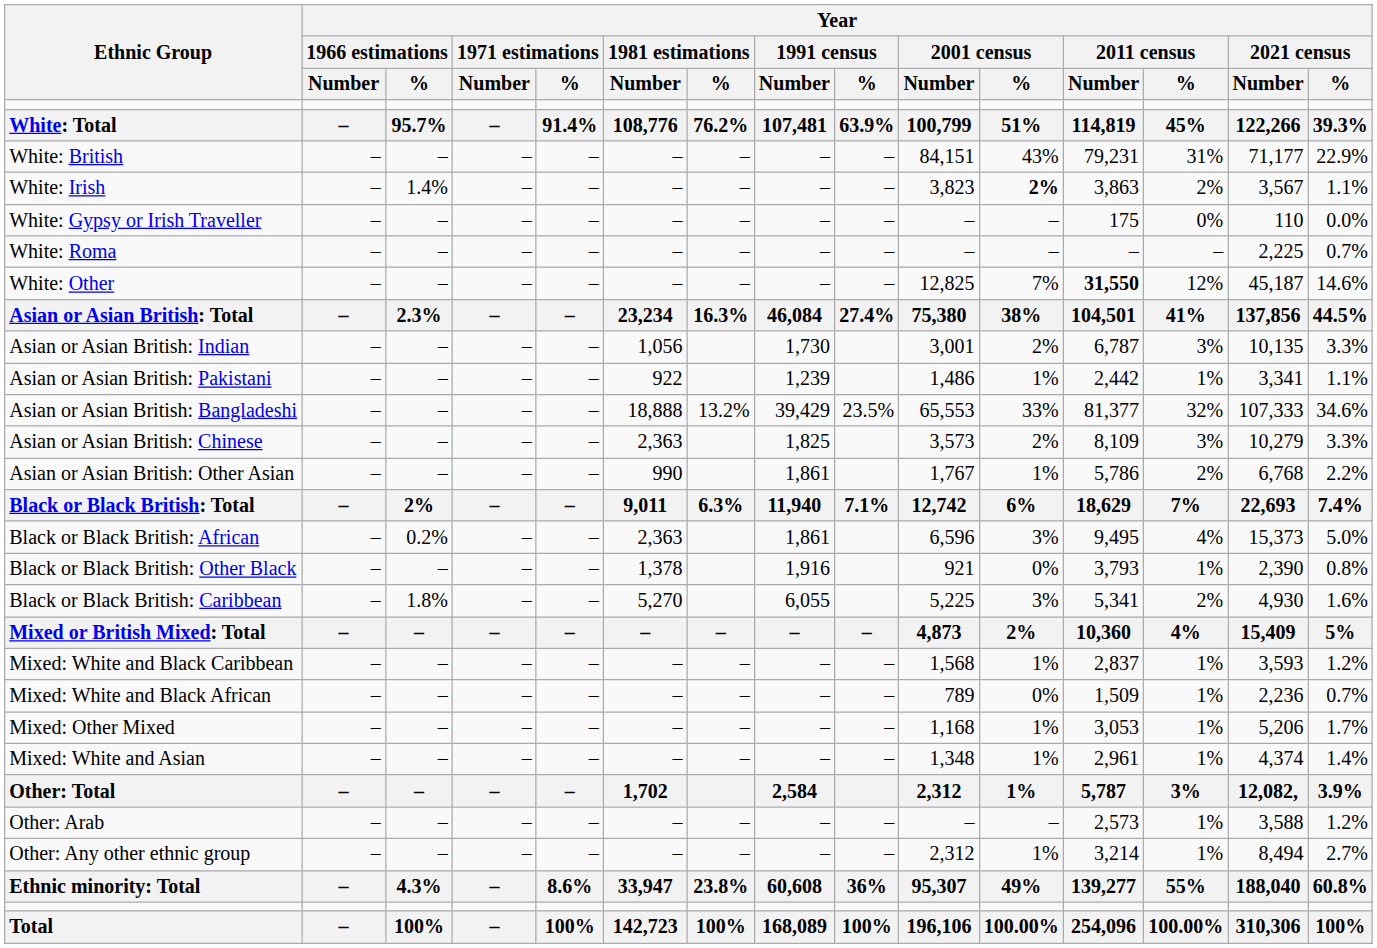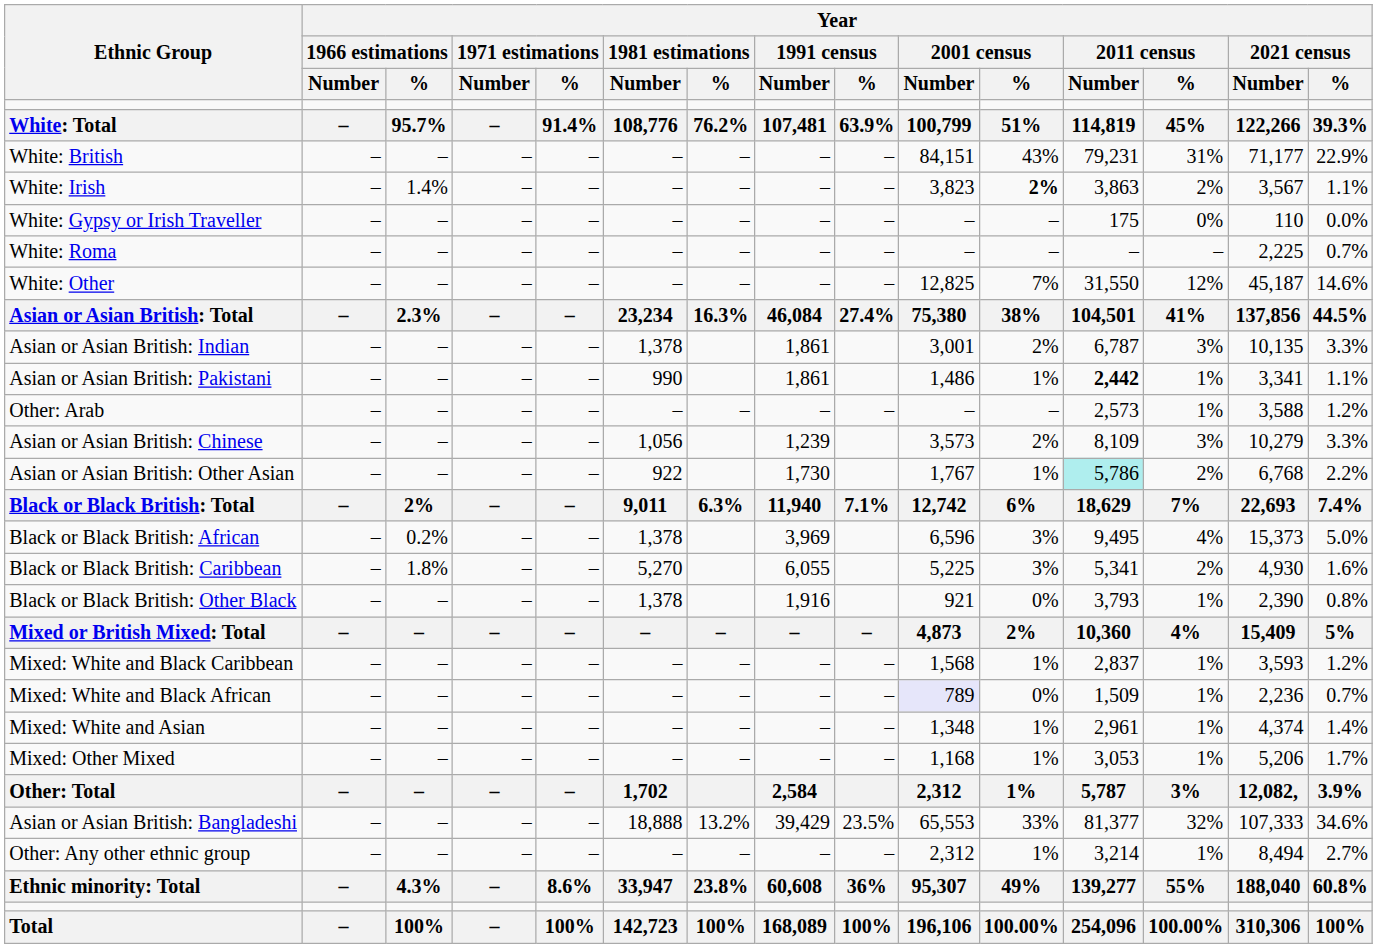(1112, 283) bold -> (1112, 283) normal
(660, 346) 1,056 -> (660, 346) 1,378
(807, 346) 1,730 -> (807, 346) 1,861
(668, 378) 922 -> (668, 378) 990
(807, 378) 1,239 -> (807, 378) 1,861
(1117, 378) normal -> (1117, 378) bold
rows swapped: (153, 410) <-> (57, 822)
(660, 441) 2,363 -> (660, 441) 1,056
(807, 441) 1,825 -> (807, 441) 1,239
(668, 473) 990 -> (668, 473) 922
(807, 473) 1,861 -> (807, 473) 1,730
(1117, 473) no background -> (1117, 473) paleturquoise background
(660, 537) 2,363 -> (660, 537) 1,378
(807, 537) 1,861 -> (807, 537) 3,969
rows swapped: (145, 600) <-> (153, 568)
(960, 695) no background -> (960, 695) lavender background
rows swapped: (107, 759) <-> (92, 727)
